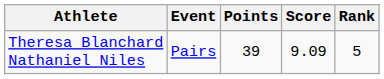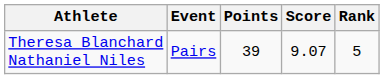(309, 52) 9.09 -> (309, 52) 9.07
